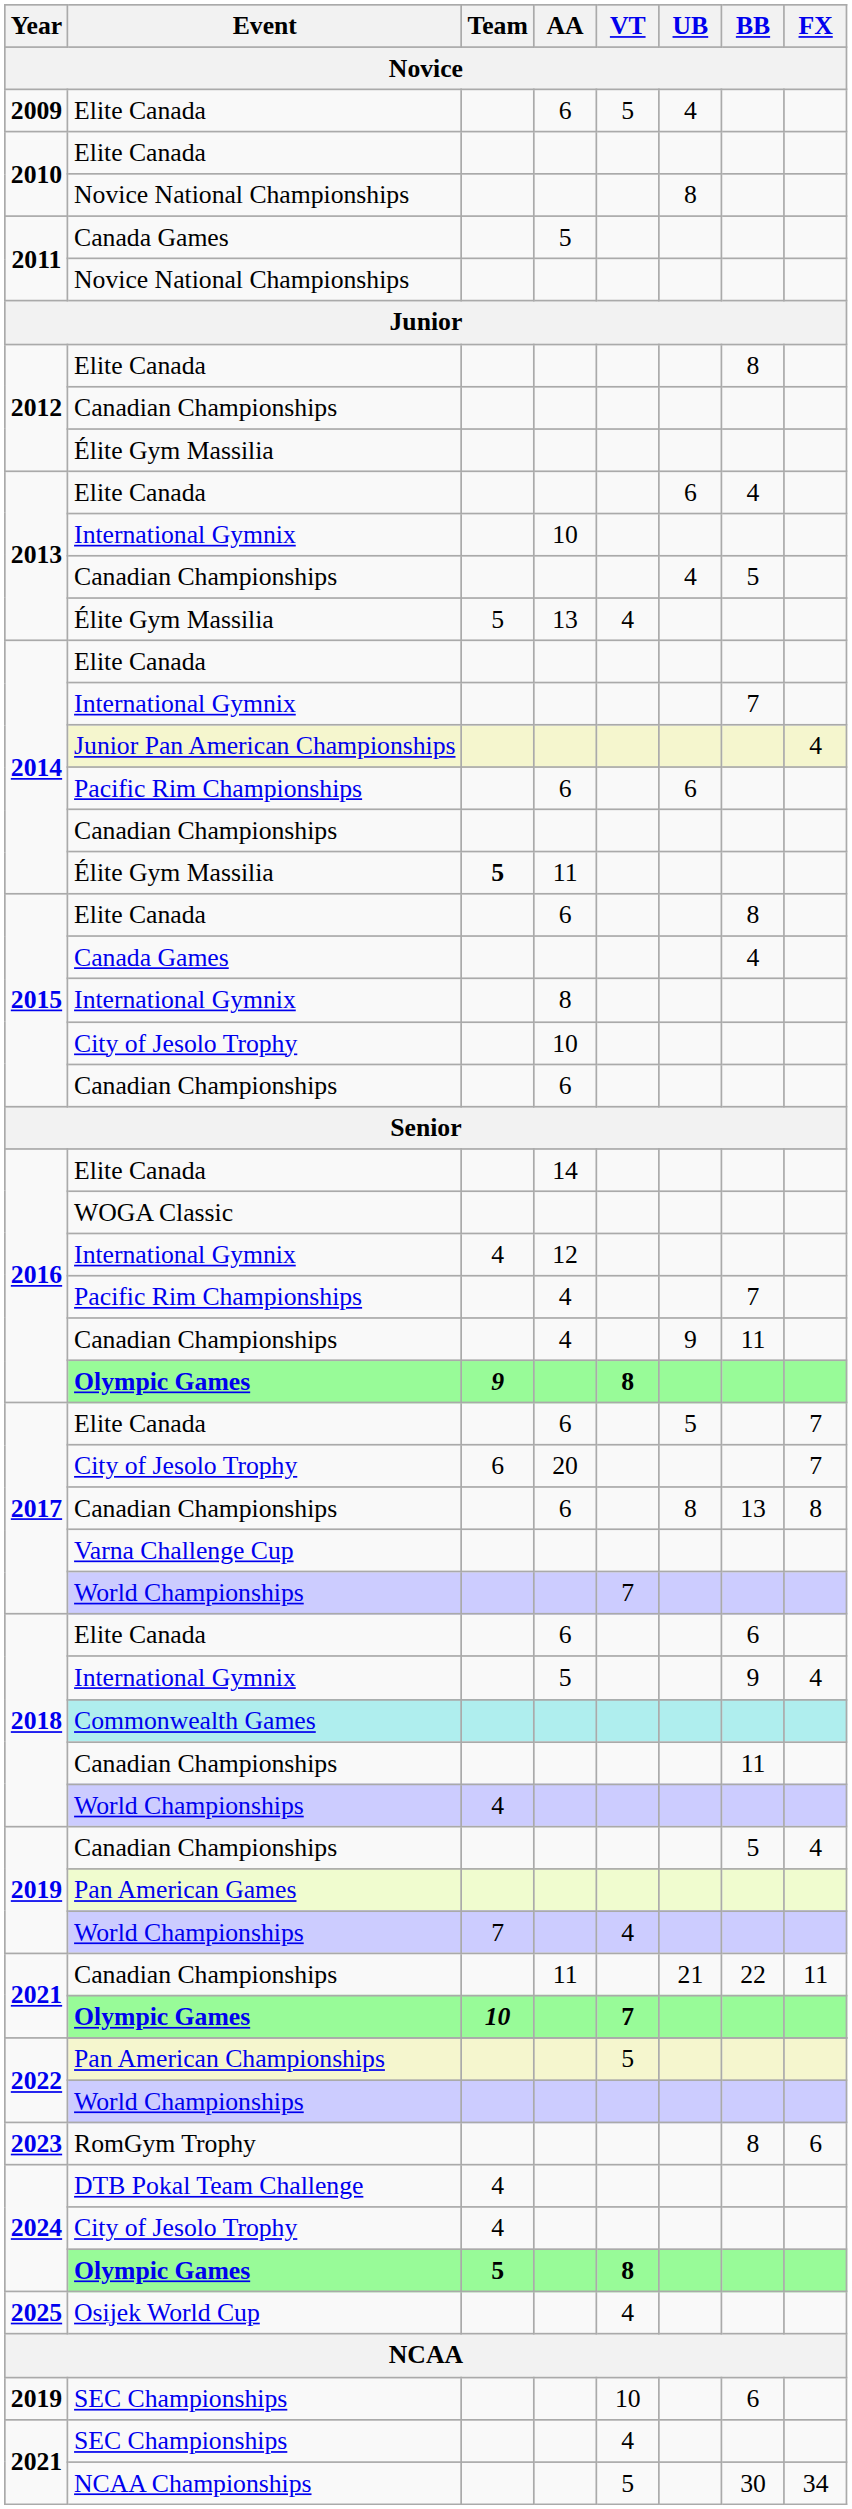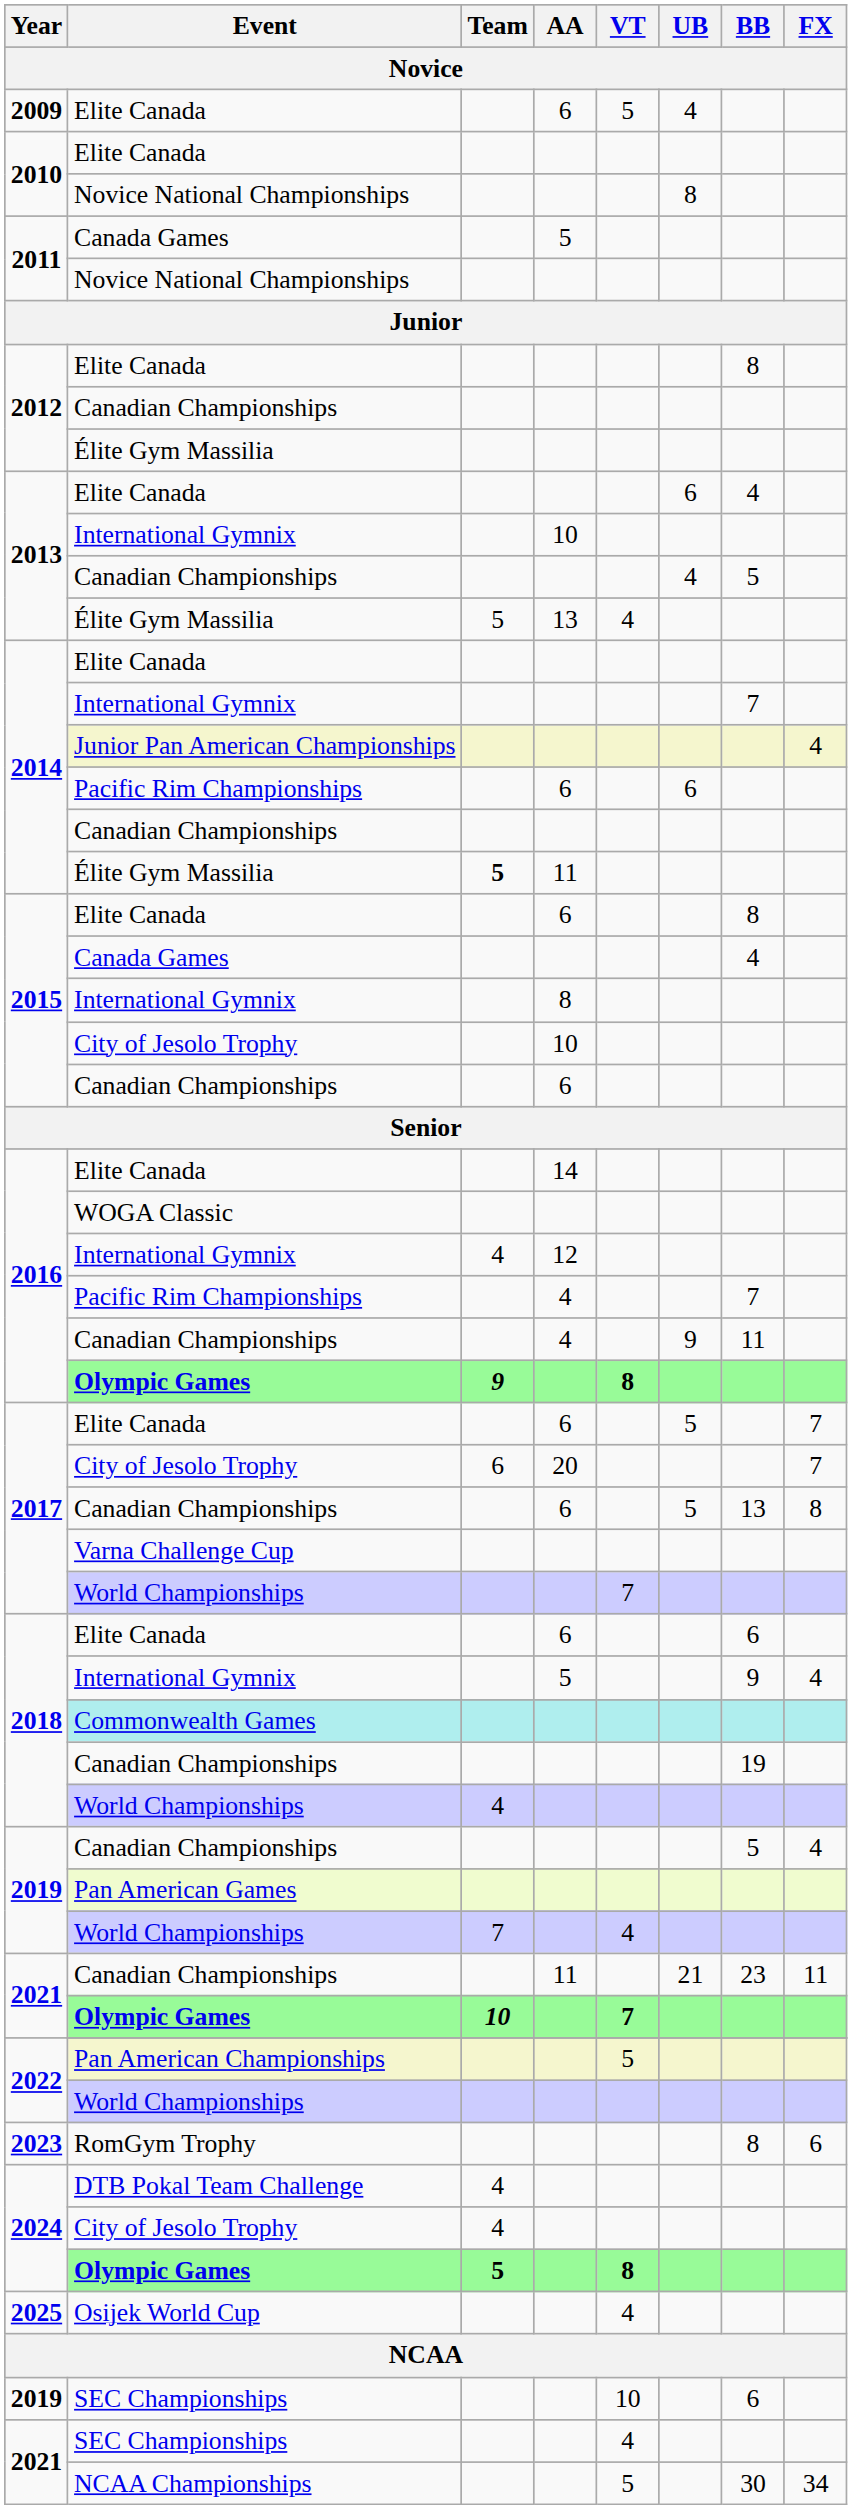(690, 1508) 8 -> (690, 1508) 5
(753, 1762) 11 -> (753, 1762) 19
(753, 1974) 22 -> (753, 1974) 23
